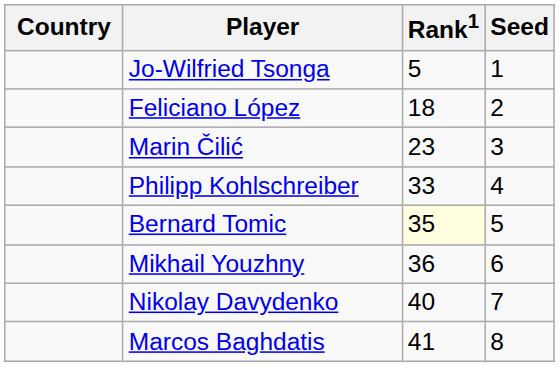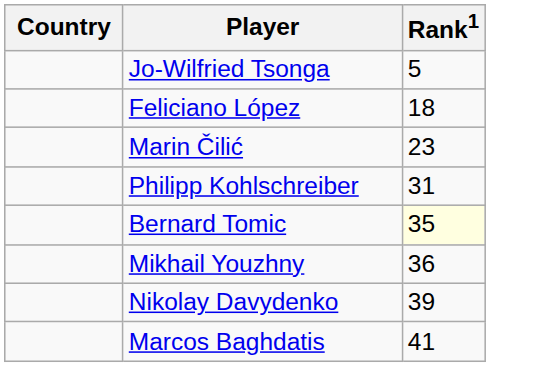- column: (520, 27)
(421, 185) 33 -> (421, 185) 31
(421, 302) 40 -> (421, 302) 39
